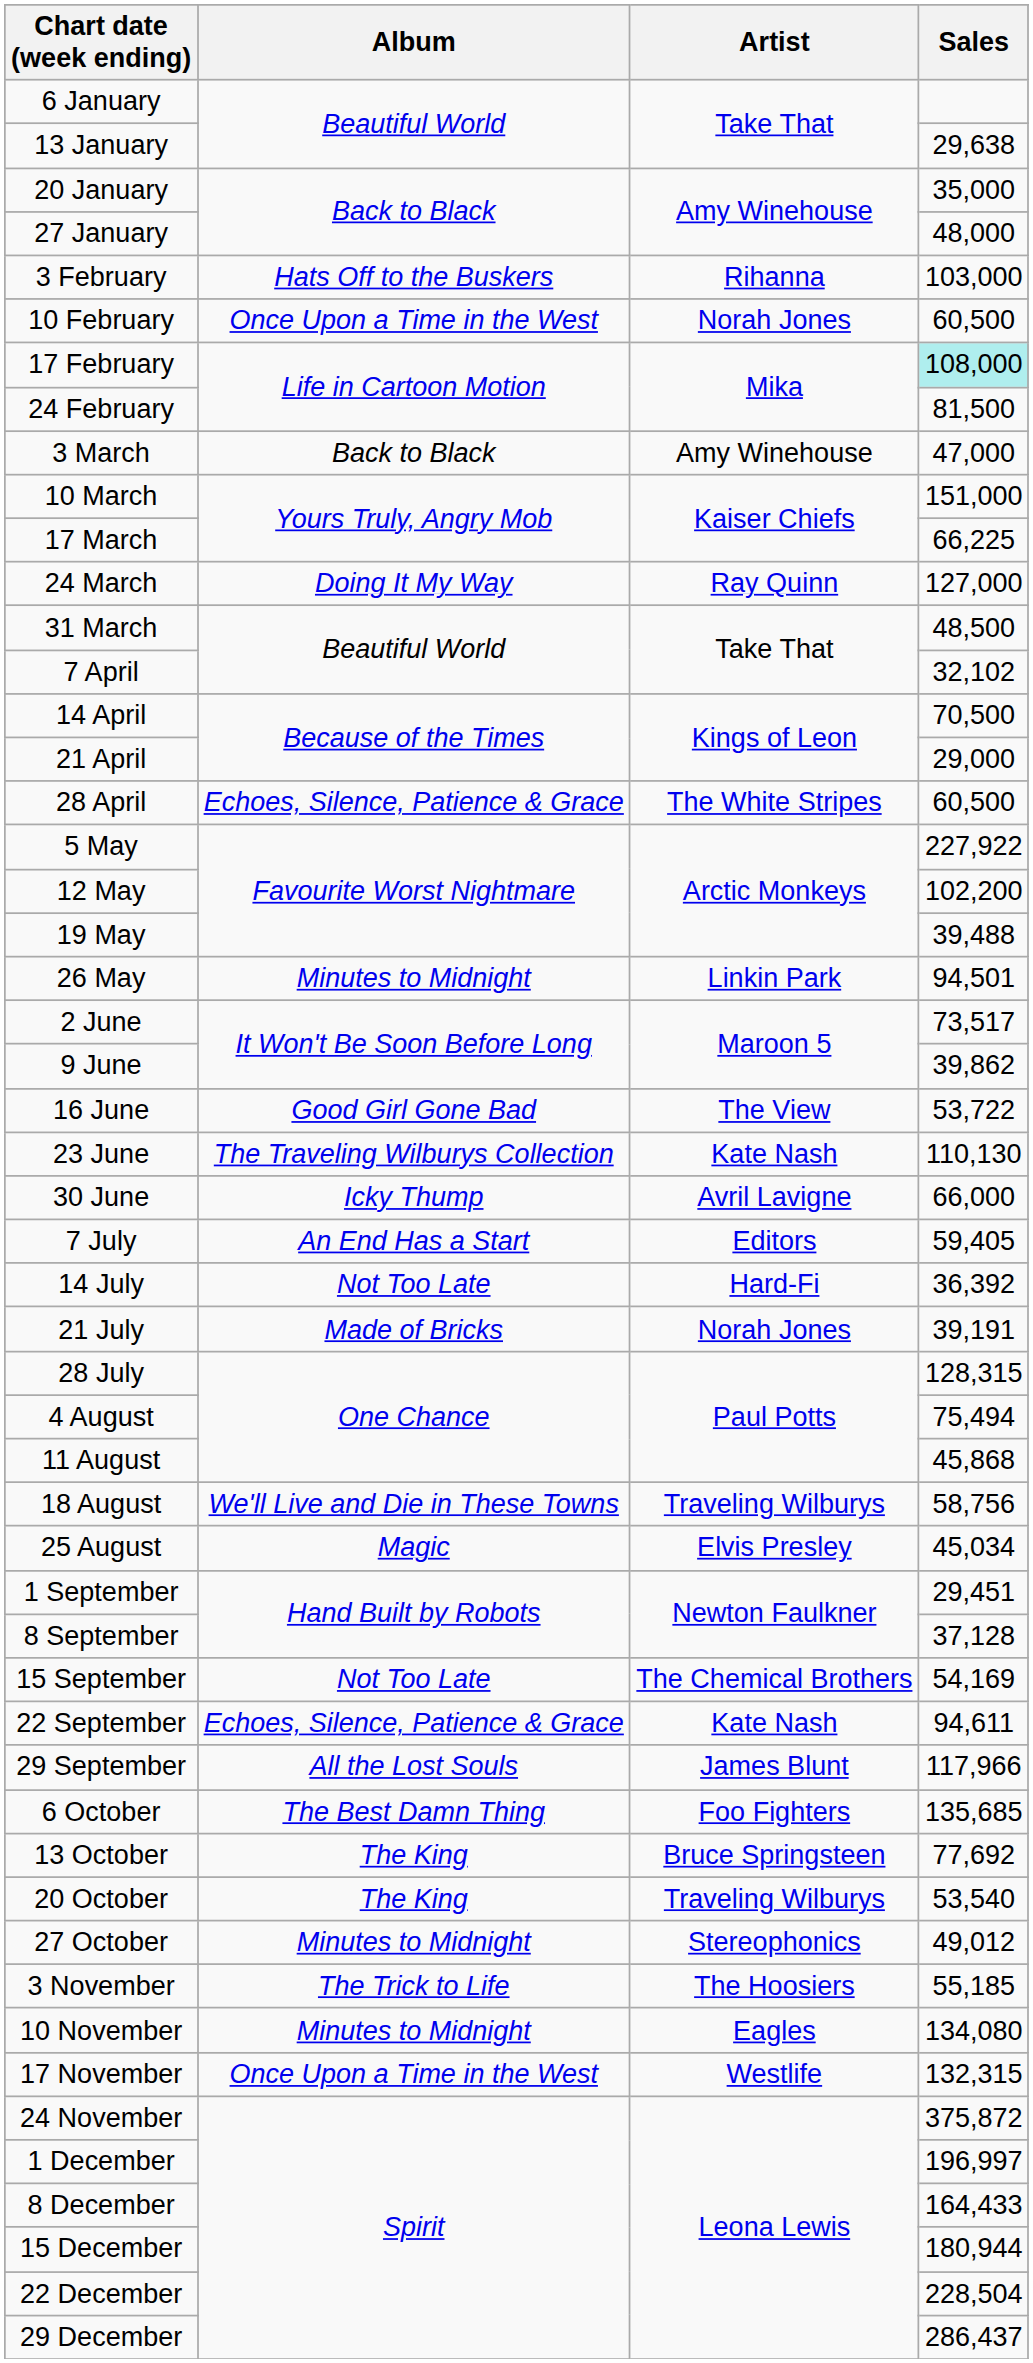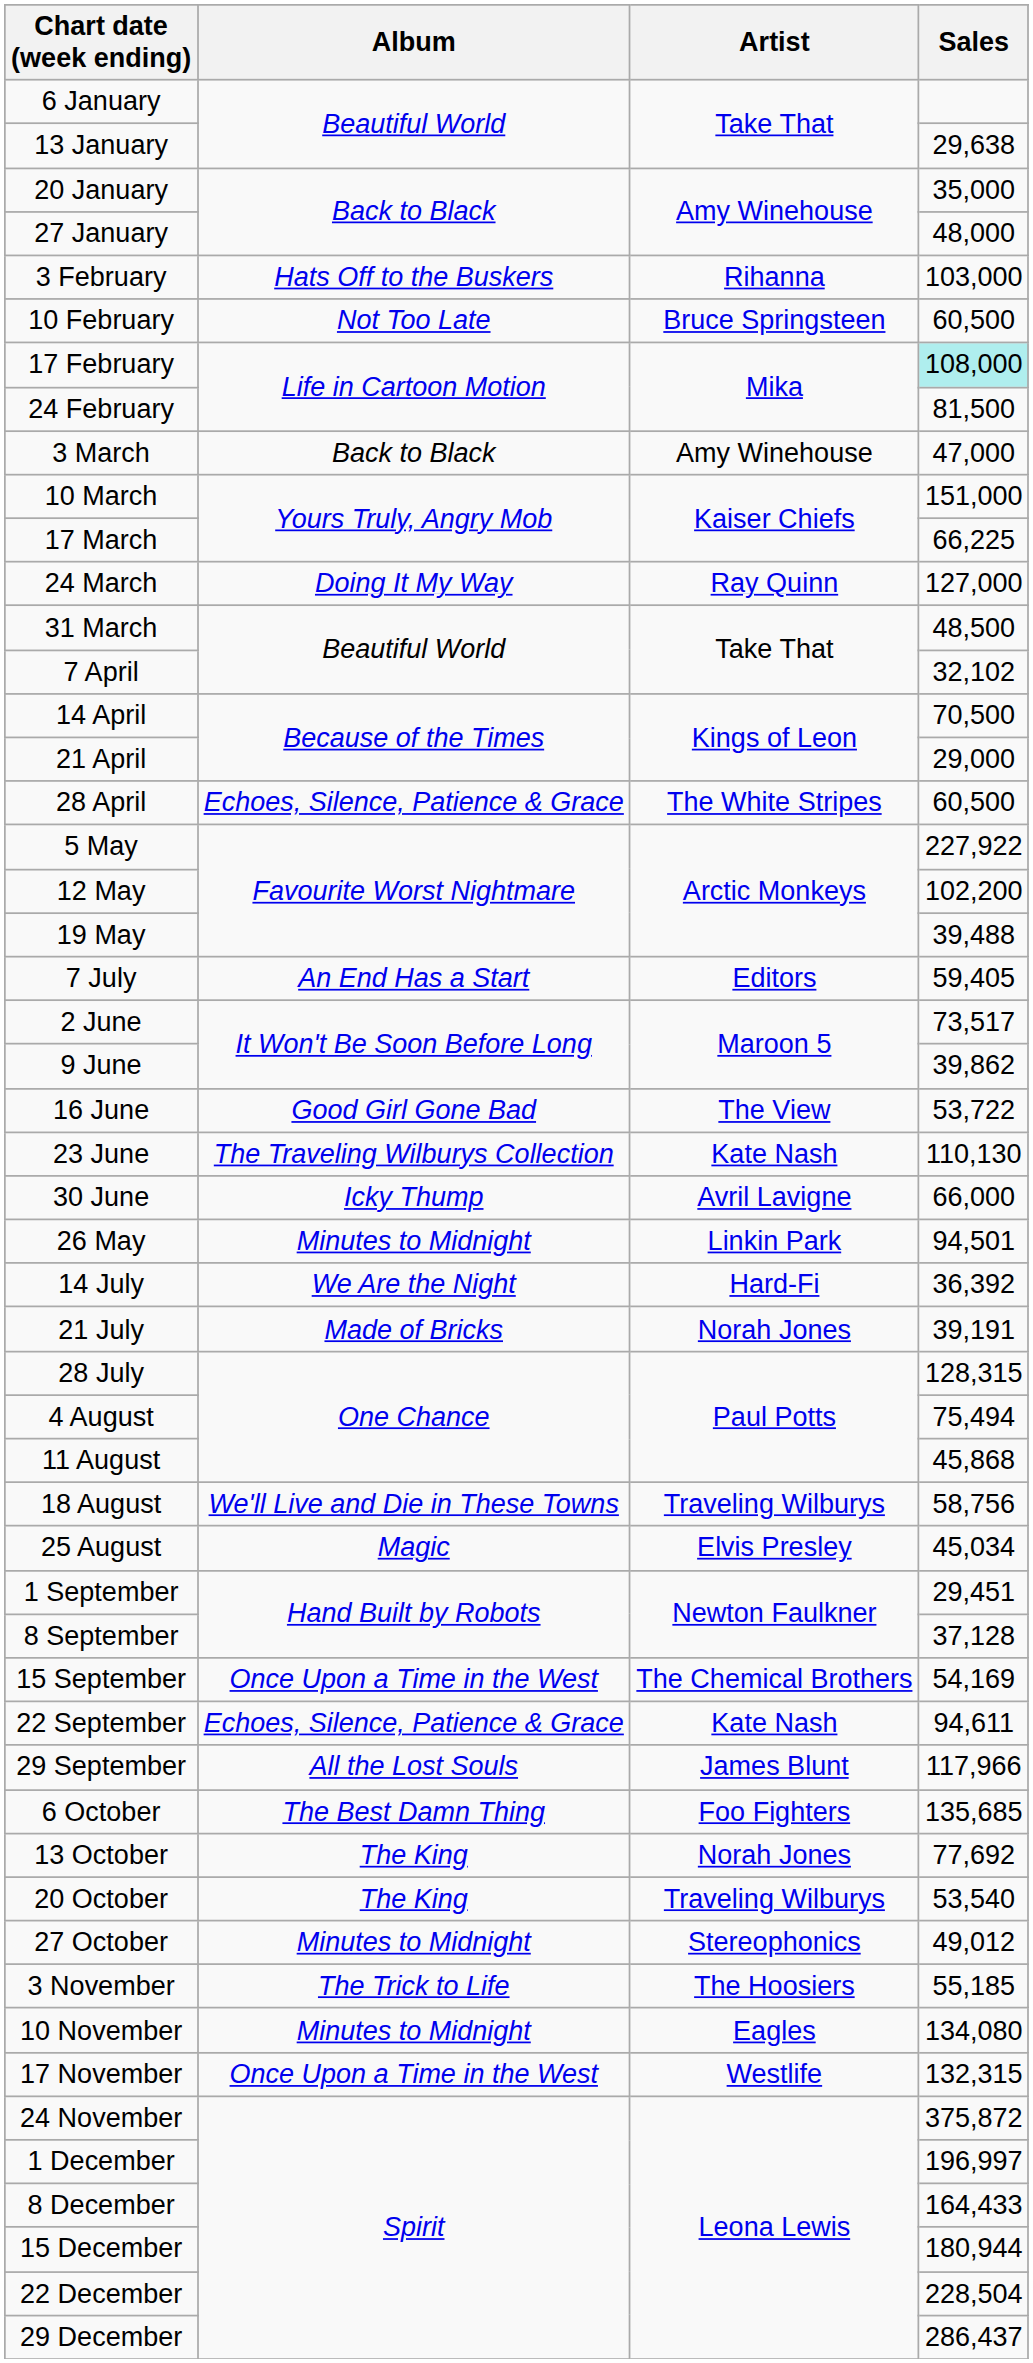(414, 320) Once Upon a Time in the West -> (414, 320) Not Too Late
(774, 320) Norah Jones -> (774, 320) Bruce Springsteen
rows swapped: (101, 977) <-> (101, 1240)
(414, 1284) Not Too Late -> (414, 1284) We Are the Night
(414, 1678) Not Too Late -> (414, 1678) Once Upon a Time in the West
(774, 1854) Bruce Springsteen -> (774, 1854) Norah Jones
